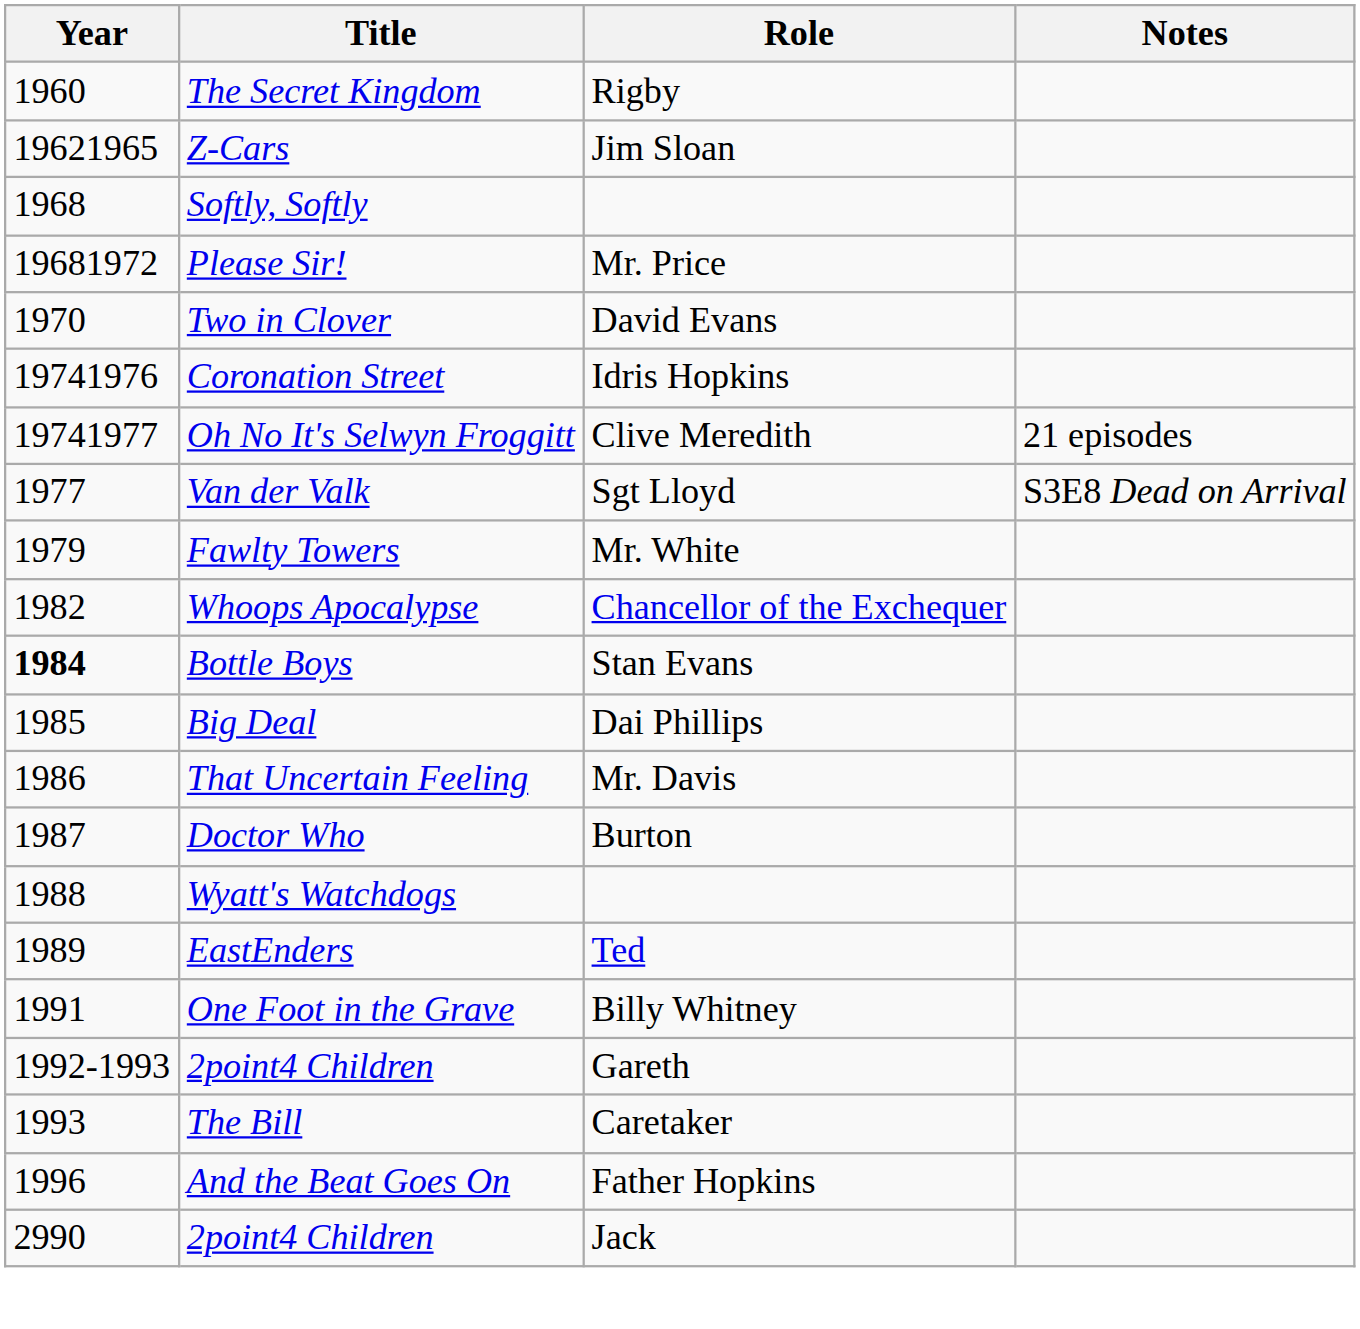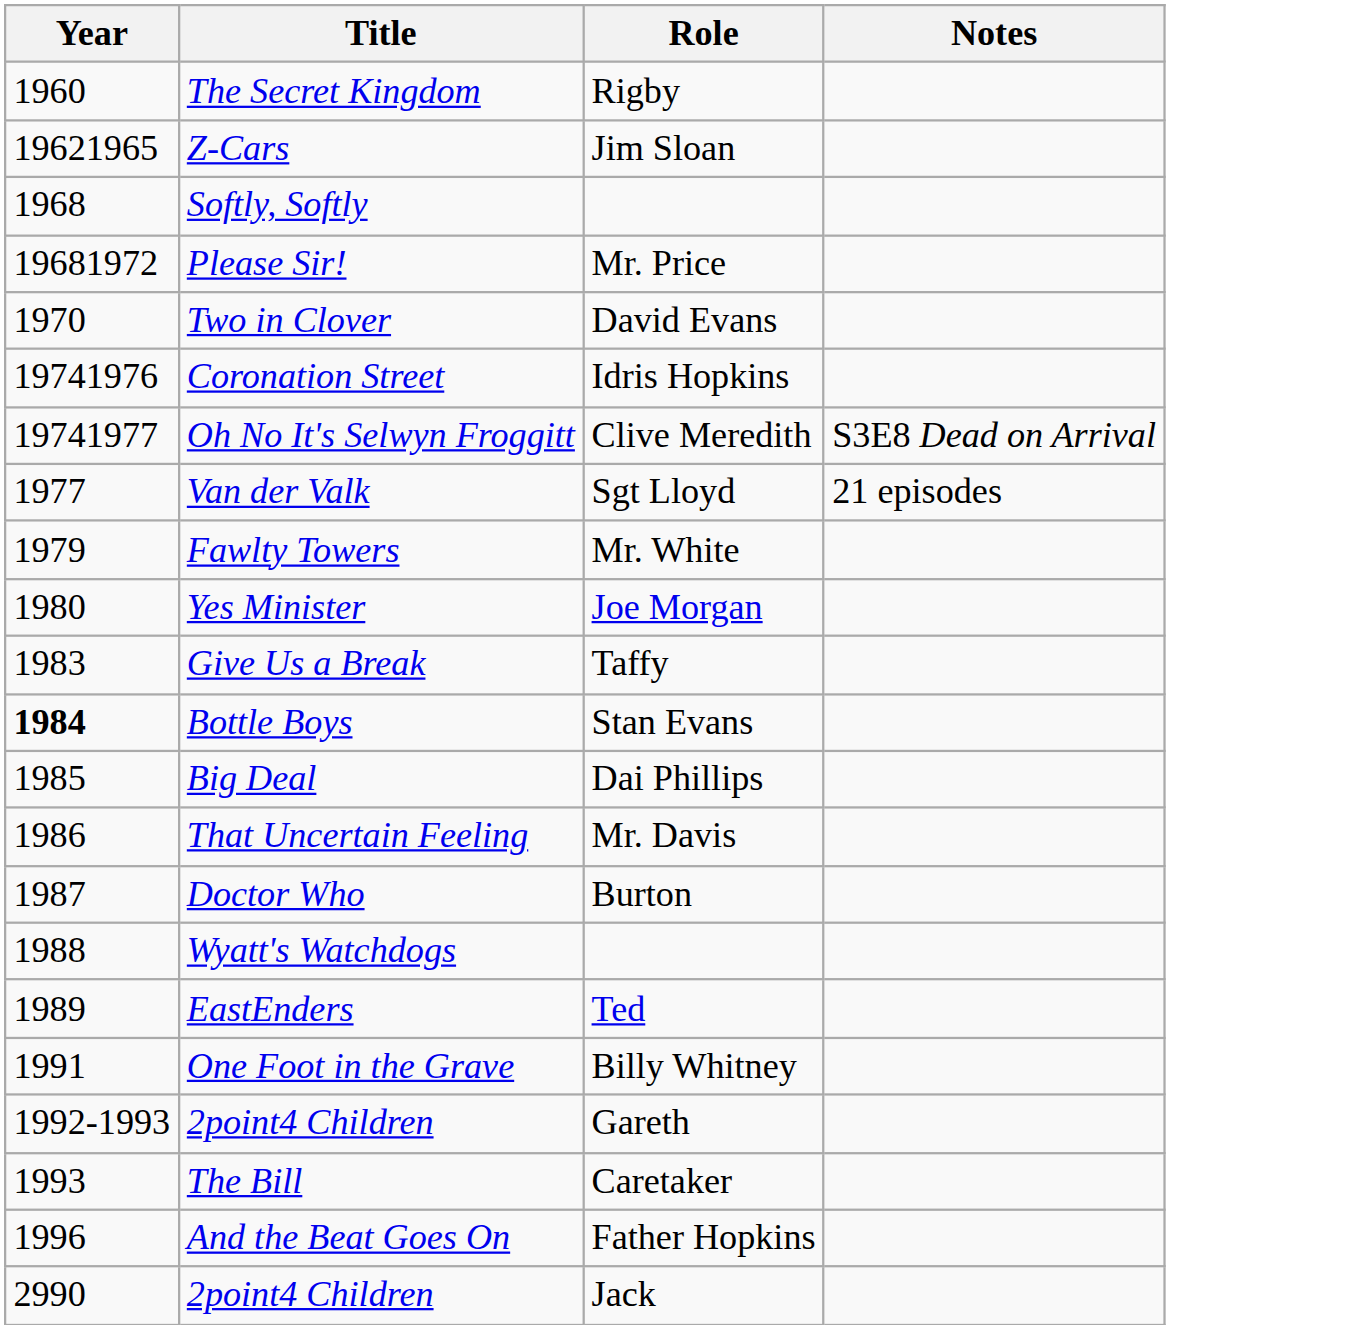(1108, 434) 21 episodes -> (994, 434) S3E8 Dead on Arrival
(1185, 491) S3E8 Dead on Arrival -> (917, 491) 21 episodes
+ row: (276, 606)
- row: (333, 606)
+ row: (306, 663)
